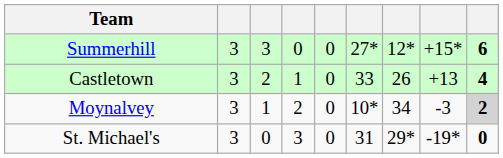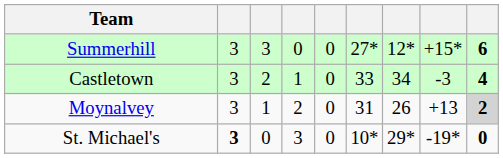(401, 78) 26 -> (401, 78) 34
(443, 78) +13 -> (443, 78) -3
(364, 108) 10* -> (364, 108) 31
(401, 108) 34 -> (401, 108) 26
(443, 108) -3 -> (443, 108) +13
(234, 138) normal -> (234, 138) bold
(364, 138) 31 -> (364, 138) 10*
